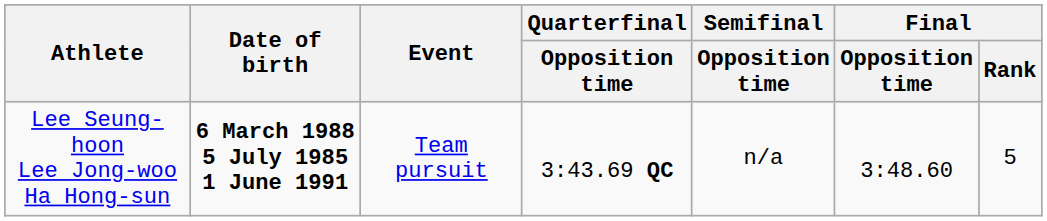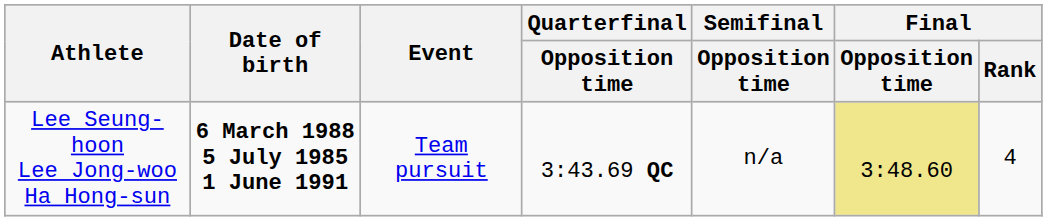(907, 171) no background -> (907, 171) khaki background
(1010, 159) 5 -> (1010, 159) 4
